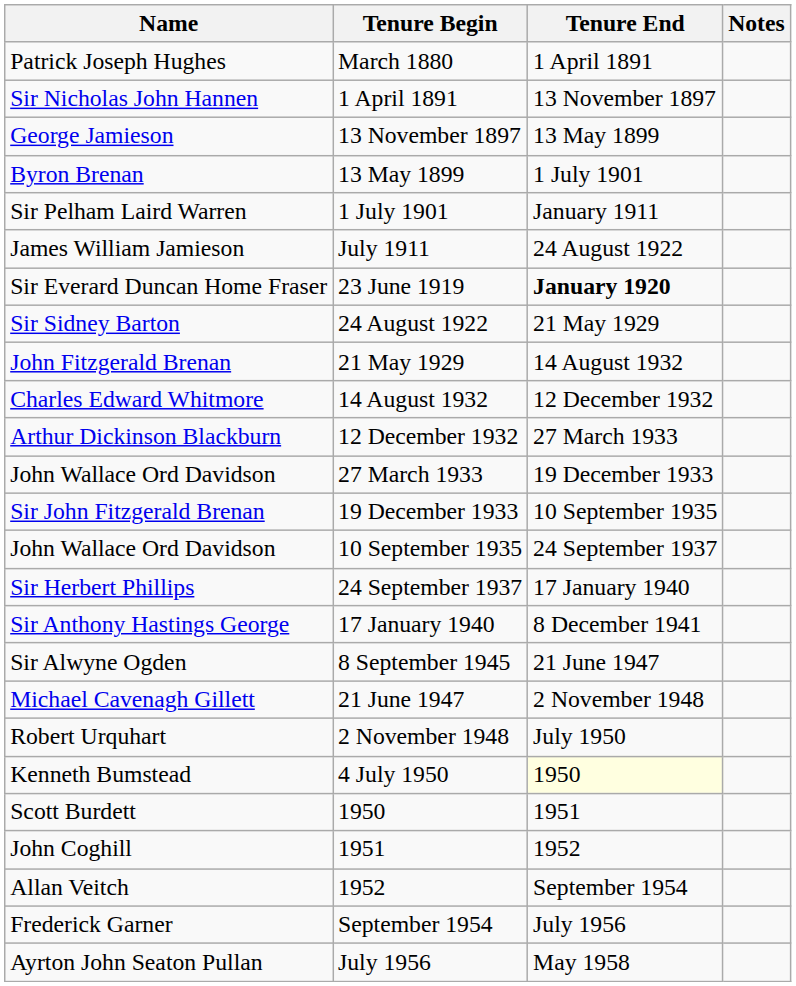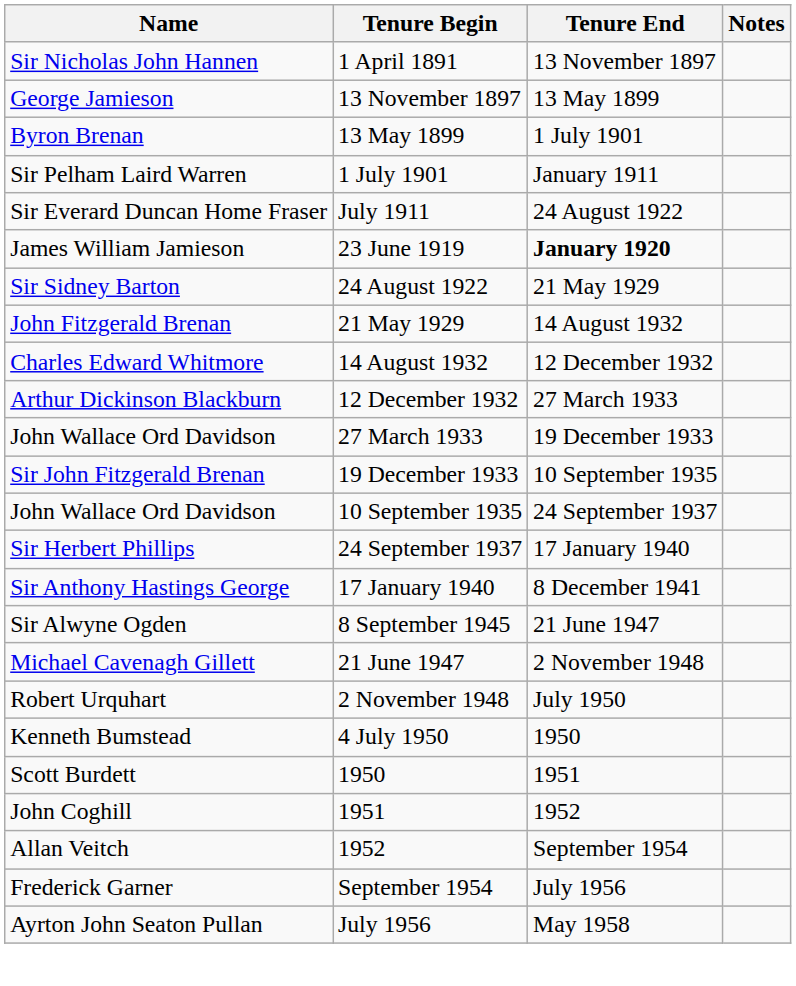- row: (396, 60)
(127, 248) James William Jamieson -> (169, 211) Sir Everard Duncan Home Fraser
(169, 286) Sir Everard Duncan Home Fraser -> (127, 248) James William Jamieson
(557, 774) lightyellow background -> (557, 736) no background
